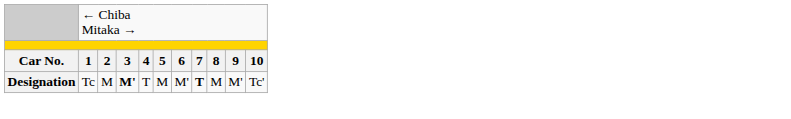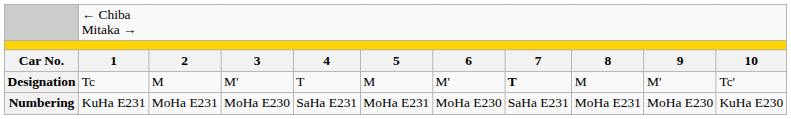(127, 82) bold -> (231, 82) normal
+ row: (41, 103)
